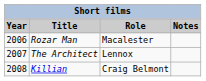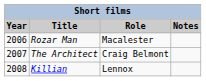(117, 54) Lennox -> (135, 54) Craig Belmont
(135, 69) Craig Belmont -> (117, 69) Lennox
